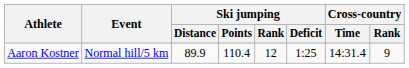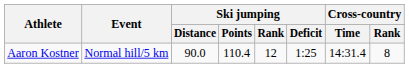(195, 53) 89.9 -> (195, 53) 90.0
(387, 53) 9 -> (387, 53) 8
